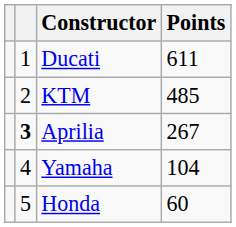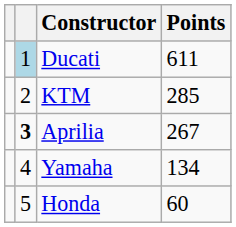(26, 59) no background -> (26, 59) lightblue background
(183, 95) 485 -> (183, 95) 285
(183, 168) 104 -> (183, 168) 134
